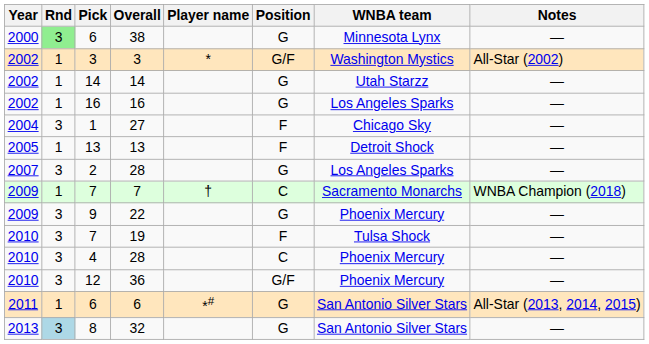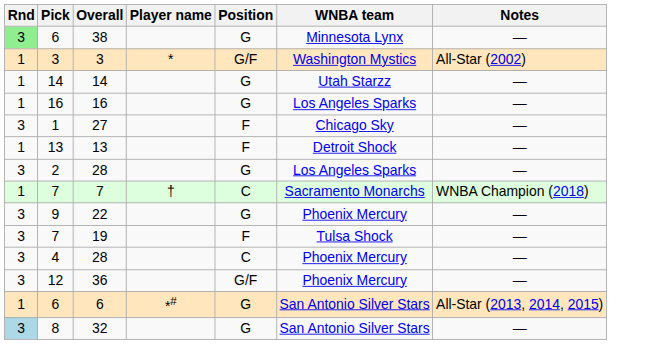- column: (23, 15)
